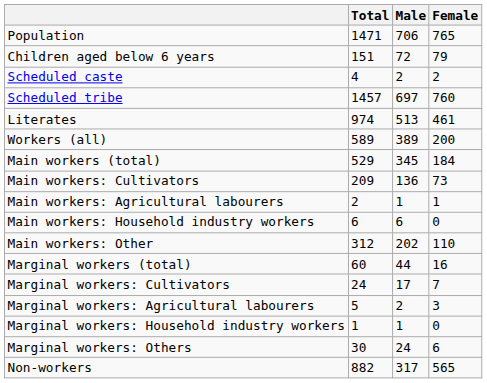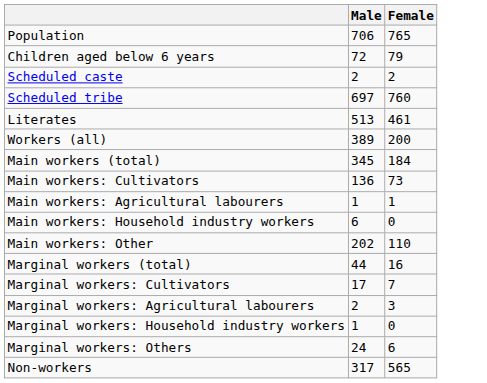- column: (370, 15)
